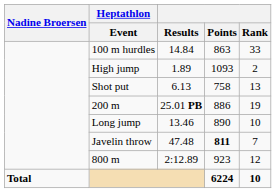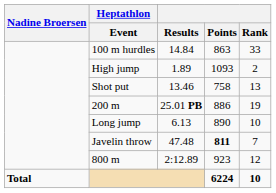(181, 87) 6.13 -> (181, 87) 13.46
(181, 123) 13.46 -> (181, 123) 6.13
